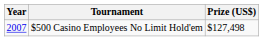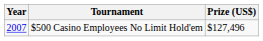(226, 28) $127,498 -> (226, 28) $127,496
